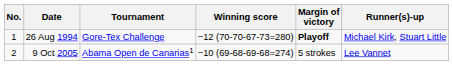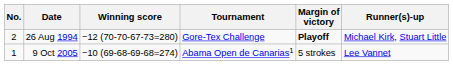columns swapped: (138, 17) <-> (246, 17)
(14, 37) 1 -> (14, 37) 2
(14, 52) 2 -> (14, 52) 1
